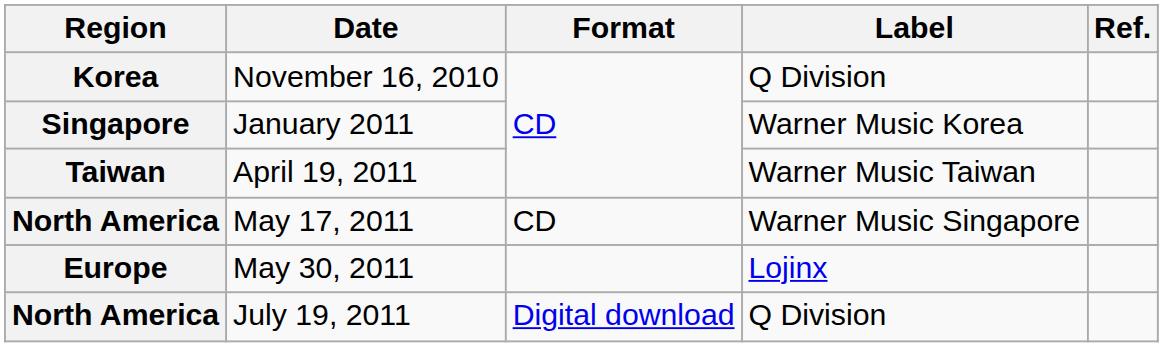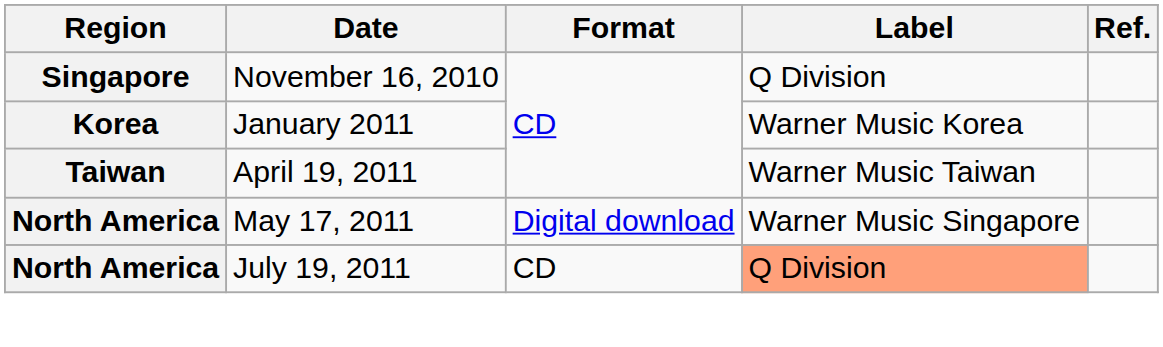(116, 76) Korea -> (116, 76) Singapore
(116, 124) Singapore -> (116, 124) Korea
(534, 220) CD -> (624, 220) Digital download
- row: (324, 268)
(624, 316) Digital download -> (534, 268) CD
(817, 316) no background -> (817, 268) lightsalmon background
